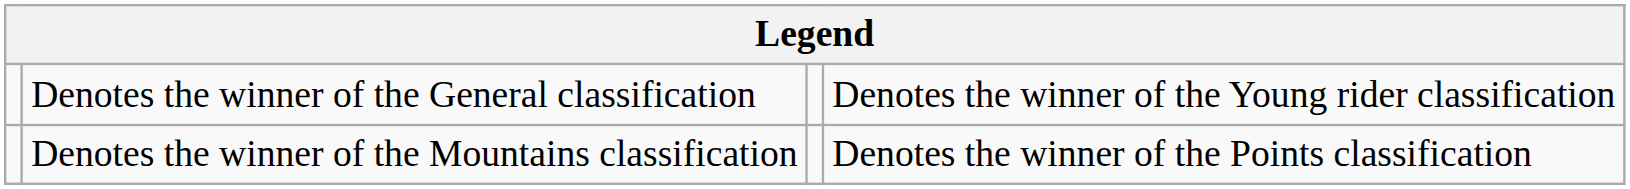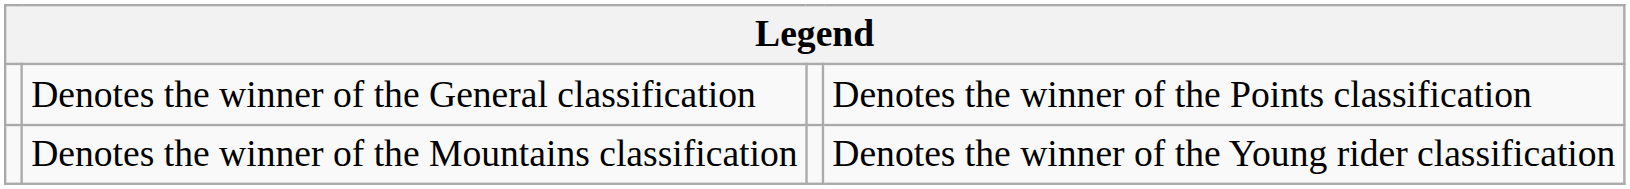(1224, 93) Denotes the winner of the Young rider classification -> (1182, 93) Denotes the winner of the Points classification
(1182, 153) Denotes the winner of the Points classification -> (1224, 153) Denotes the winner of the Young rider classification
